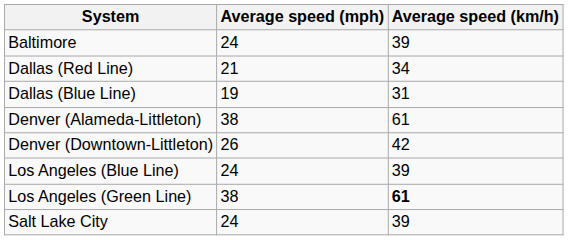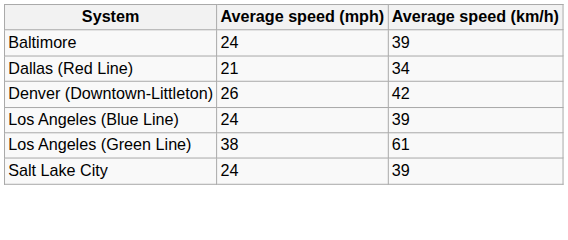- row: (72, 94)
- row: (105, 119)
(401, 196) bold -> (401, 145) normal
